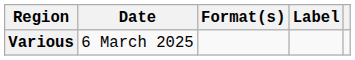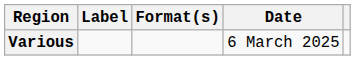columns swapped: (137, 17) <-> (316, 17)
